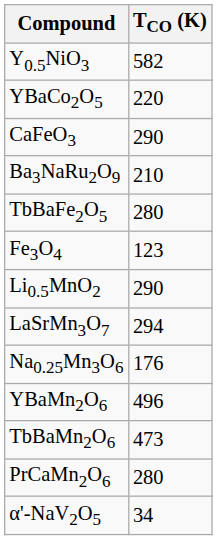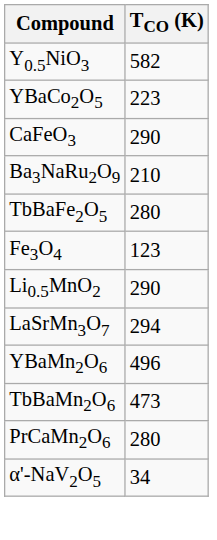(148, 99) 220 -> (145, 99) 223
- row: (66, 363)
